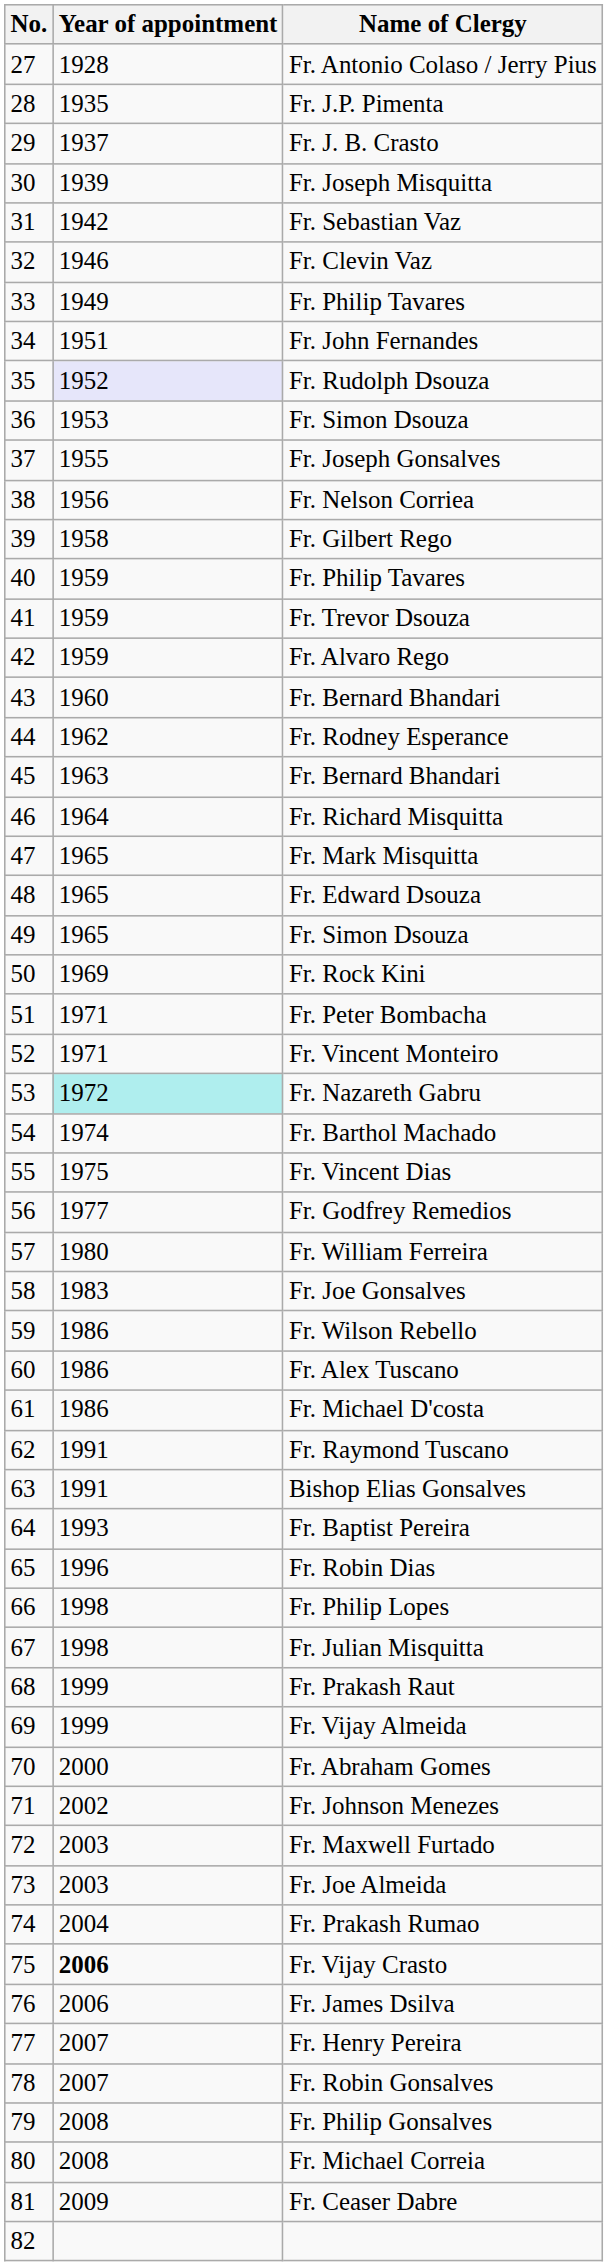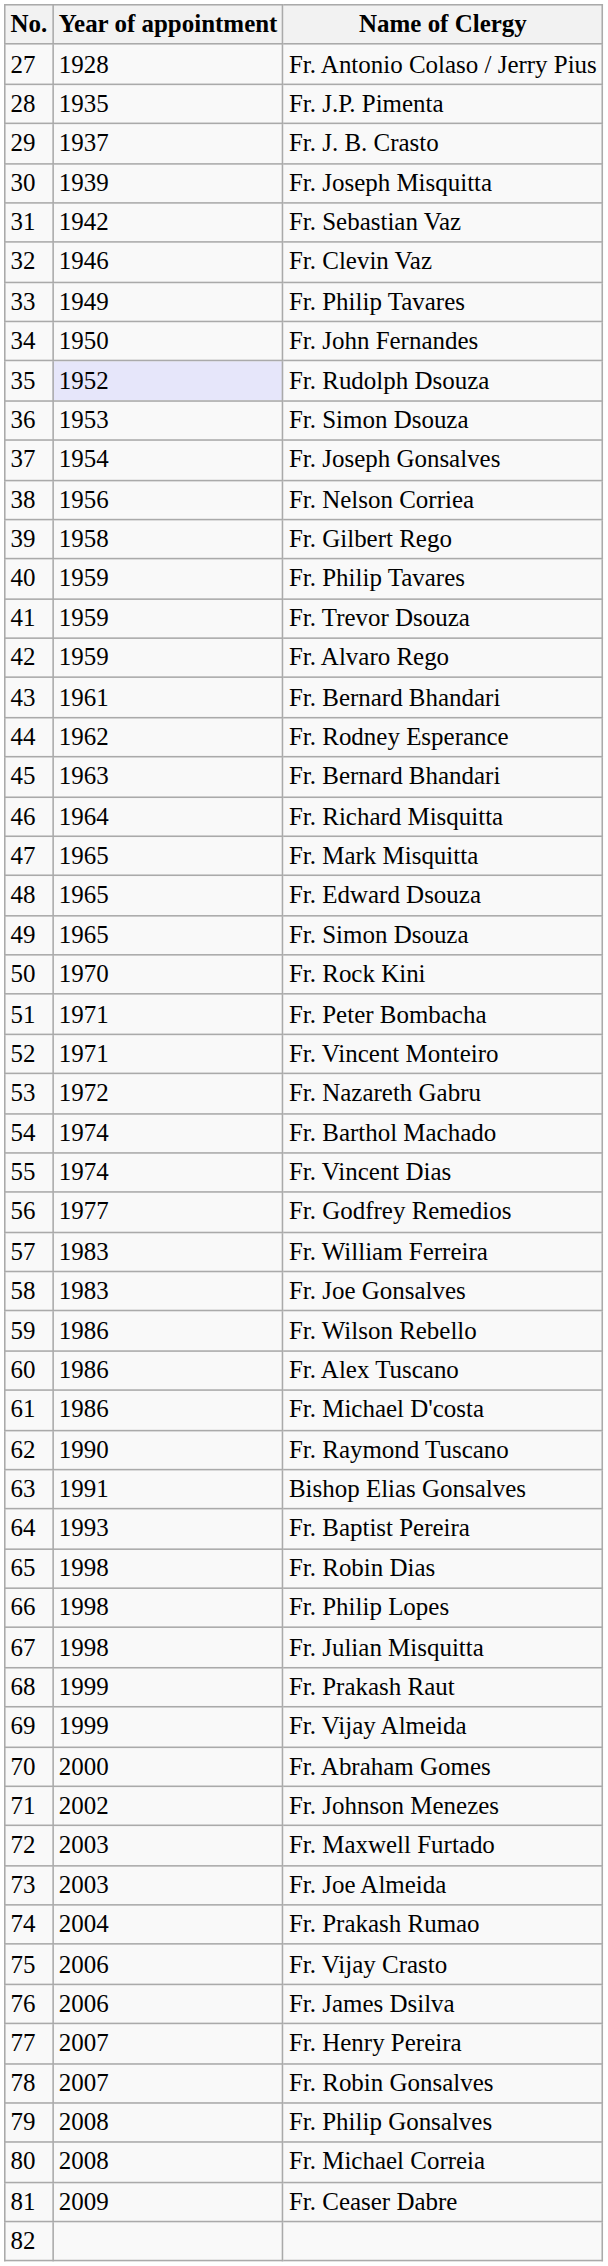(84, 340) 1951 -> (84, 340) 1950
(84, 459) 1955 -> (84, 459) 1954
(84, 697) 1960 -> (84, 697) 1961
(84, 974) 1969 -> (84, 974) 1970
(84, 1093) paleturquoise background -> (84, 1093) no background
(84, 1172) 1975 -> (84, 1172) 1974
(84, 1251) 1980 -> (84, 1251) 1983
(84, 1449) 1991 -> (84, 1449) 1990
(84, 1568) 1996 -> (84, 1568) 1998
(84, 1963) bold -> (84, 1963) normal
